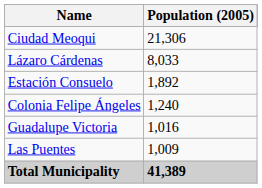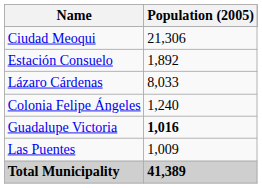rows swapped: (55, 60) <-> (60, 82)
(163, 127) normal -> (163, 127) bold
